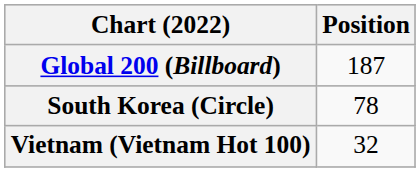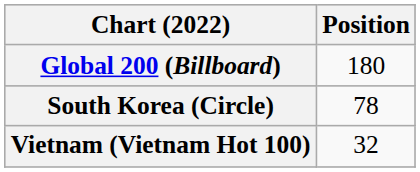(366, 65) 187 -> (366, 65) 180
